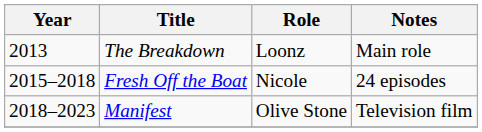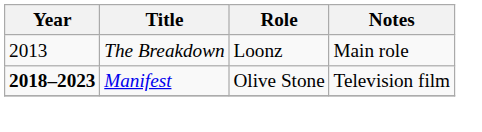- row: (176, 80)
(52, 111) normal -> (52, 80) bold
